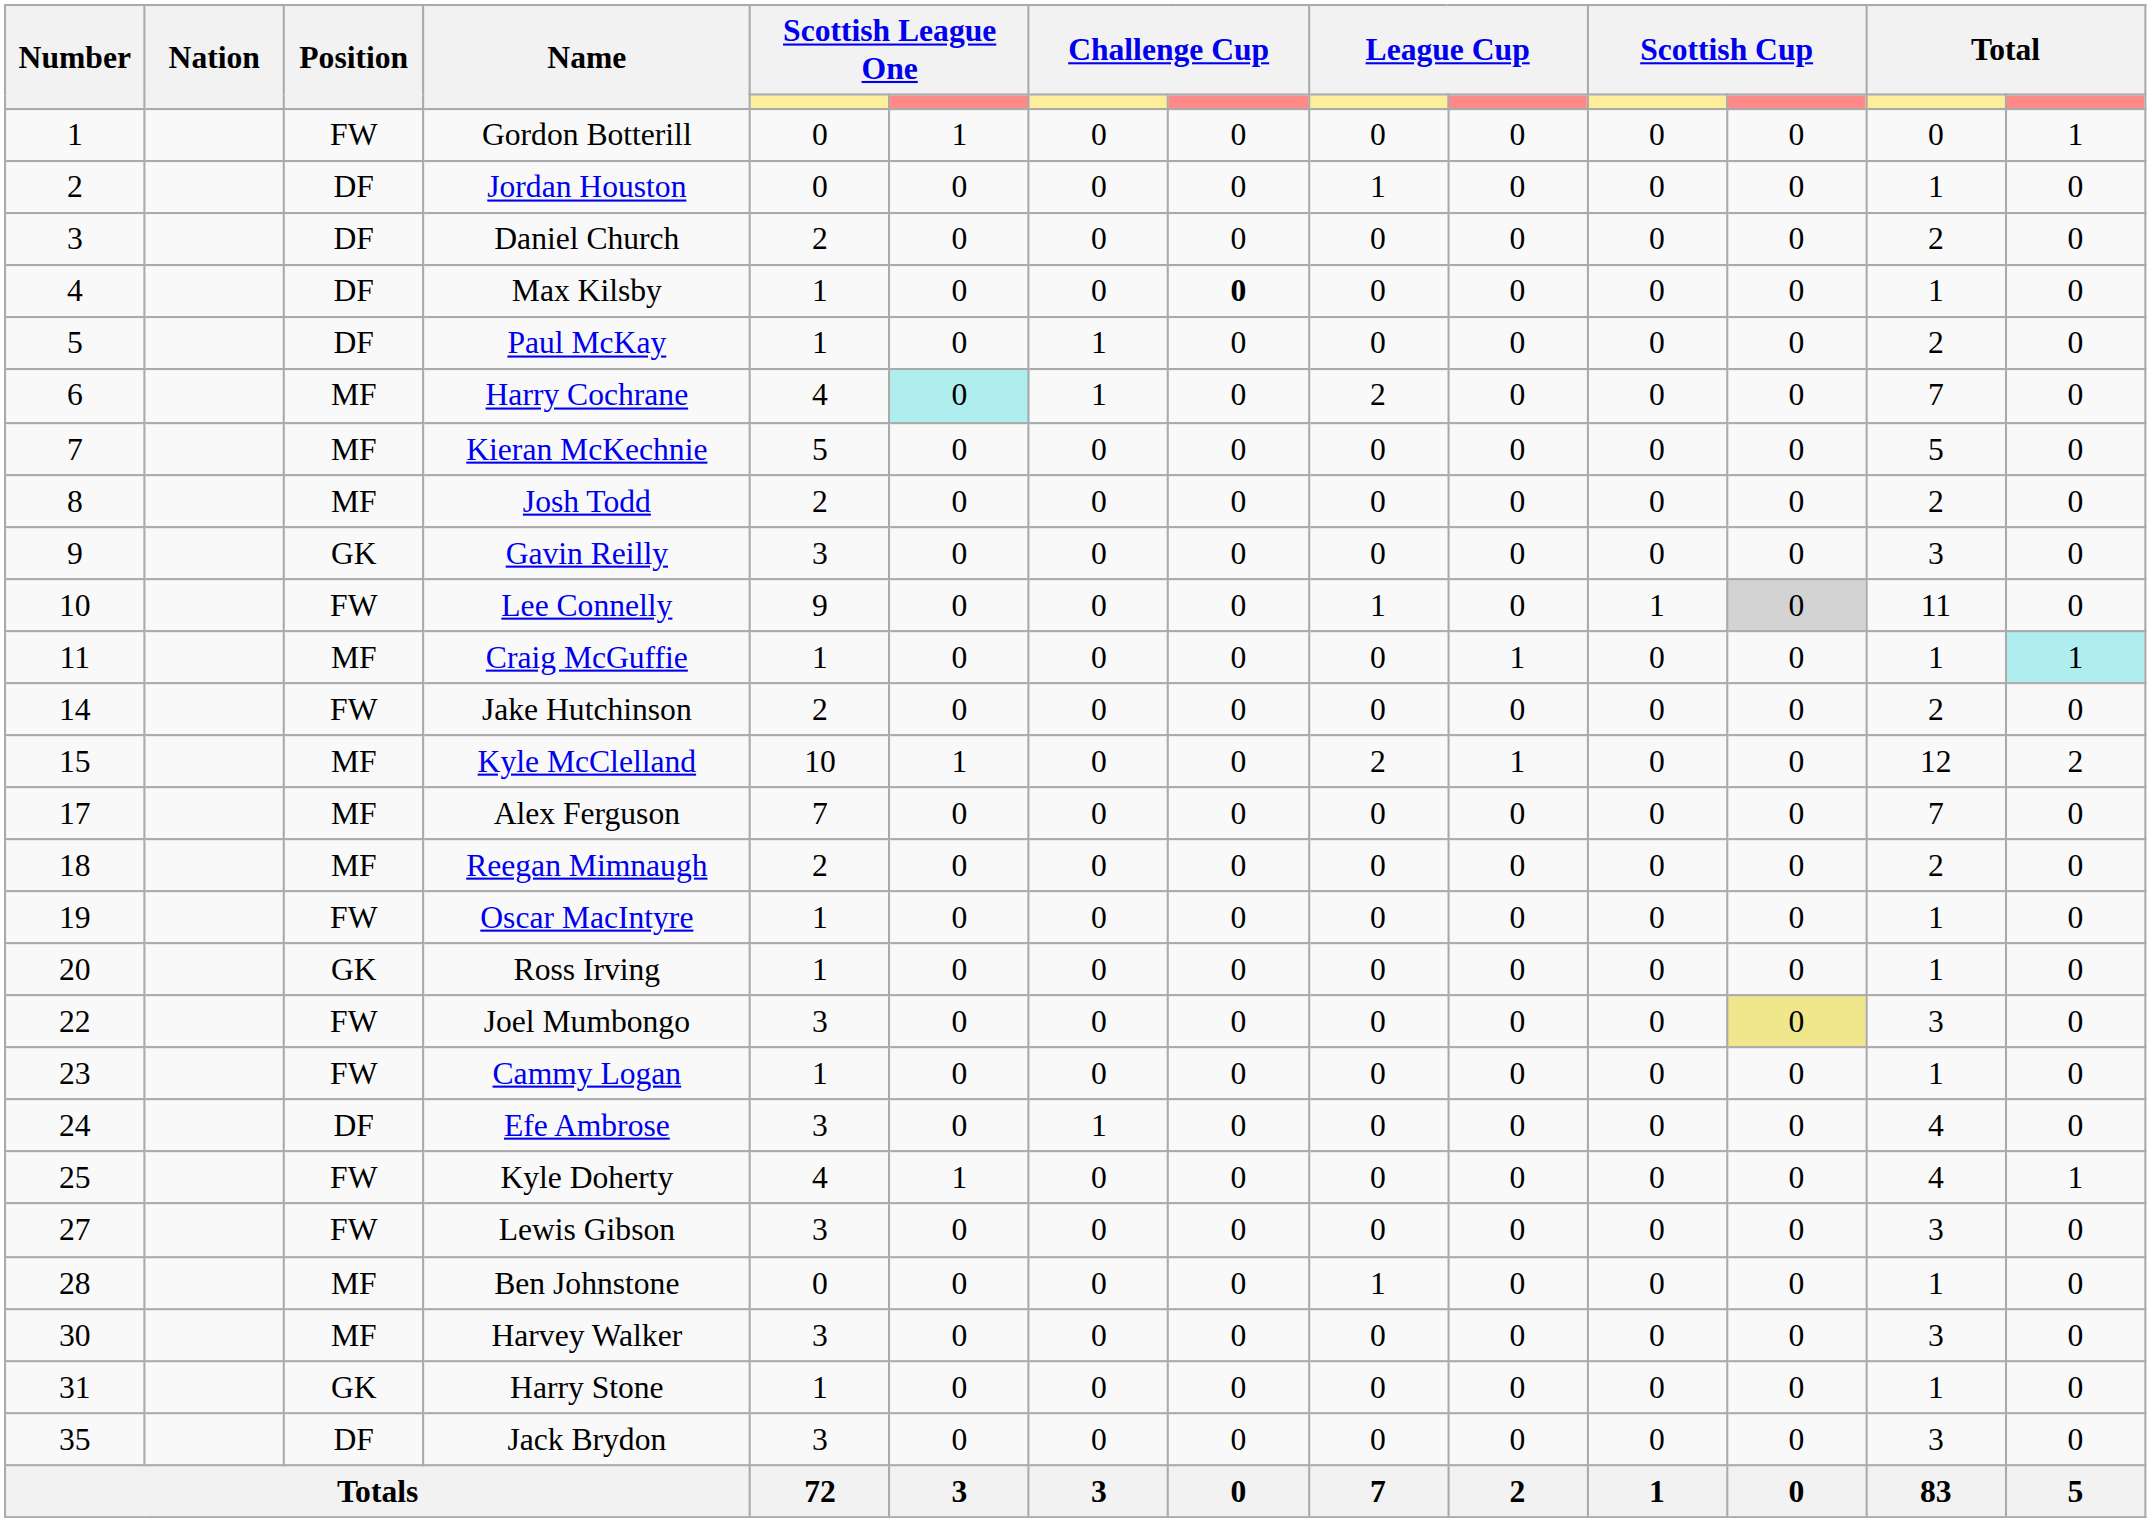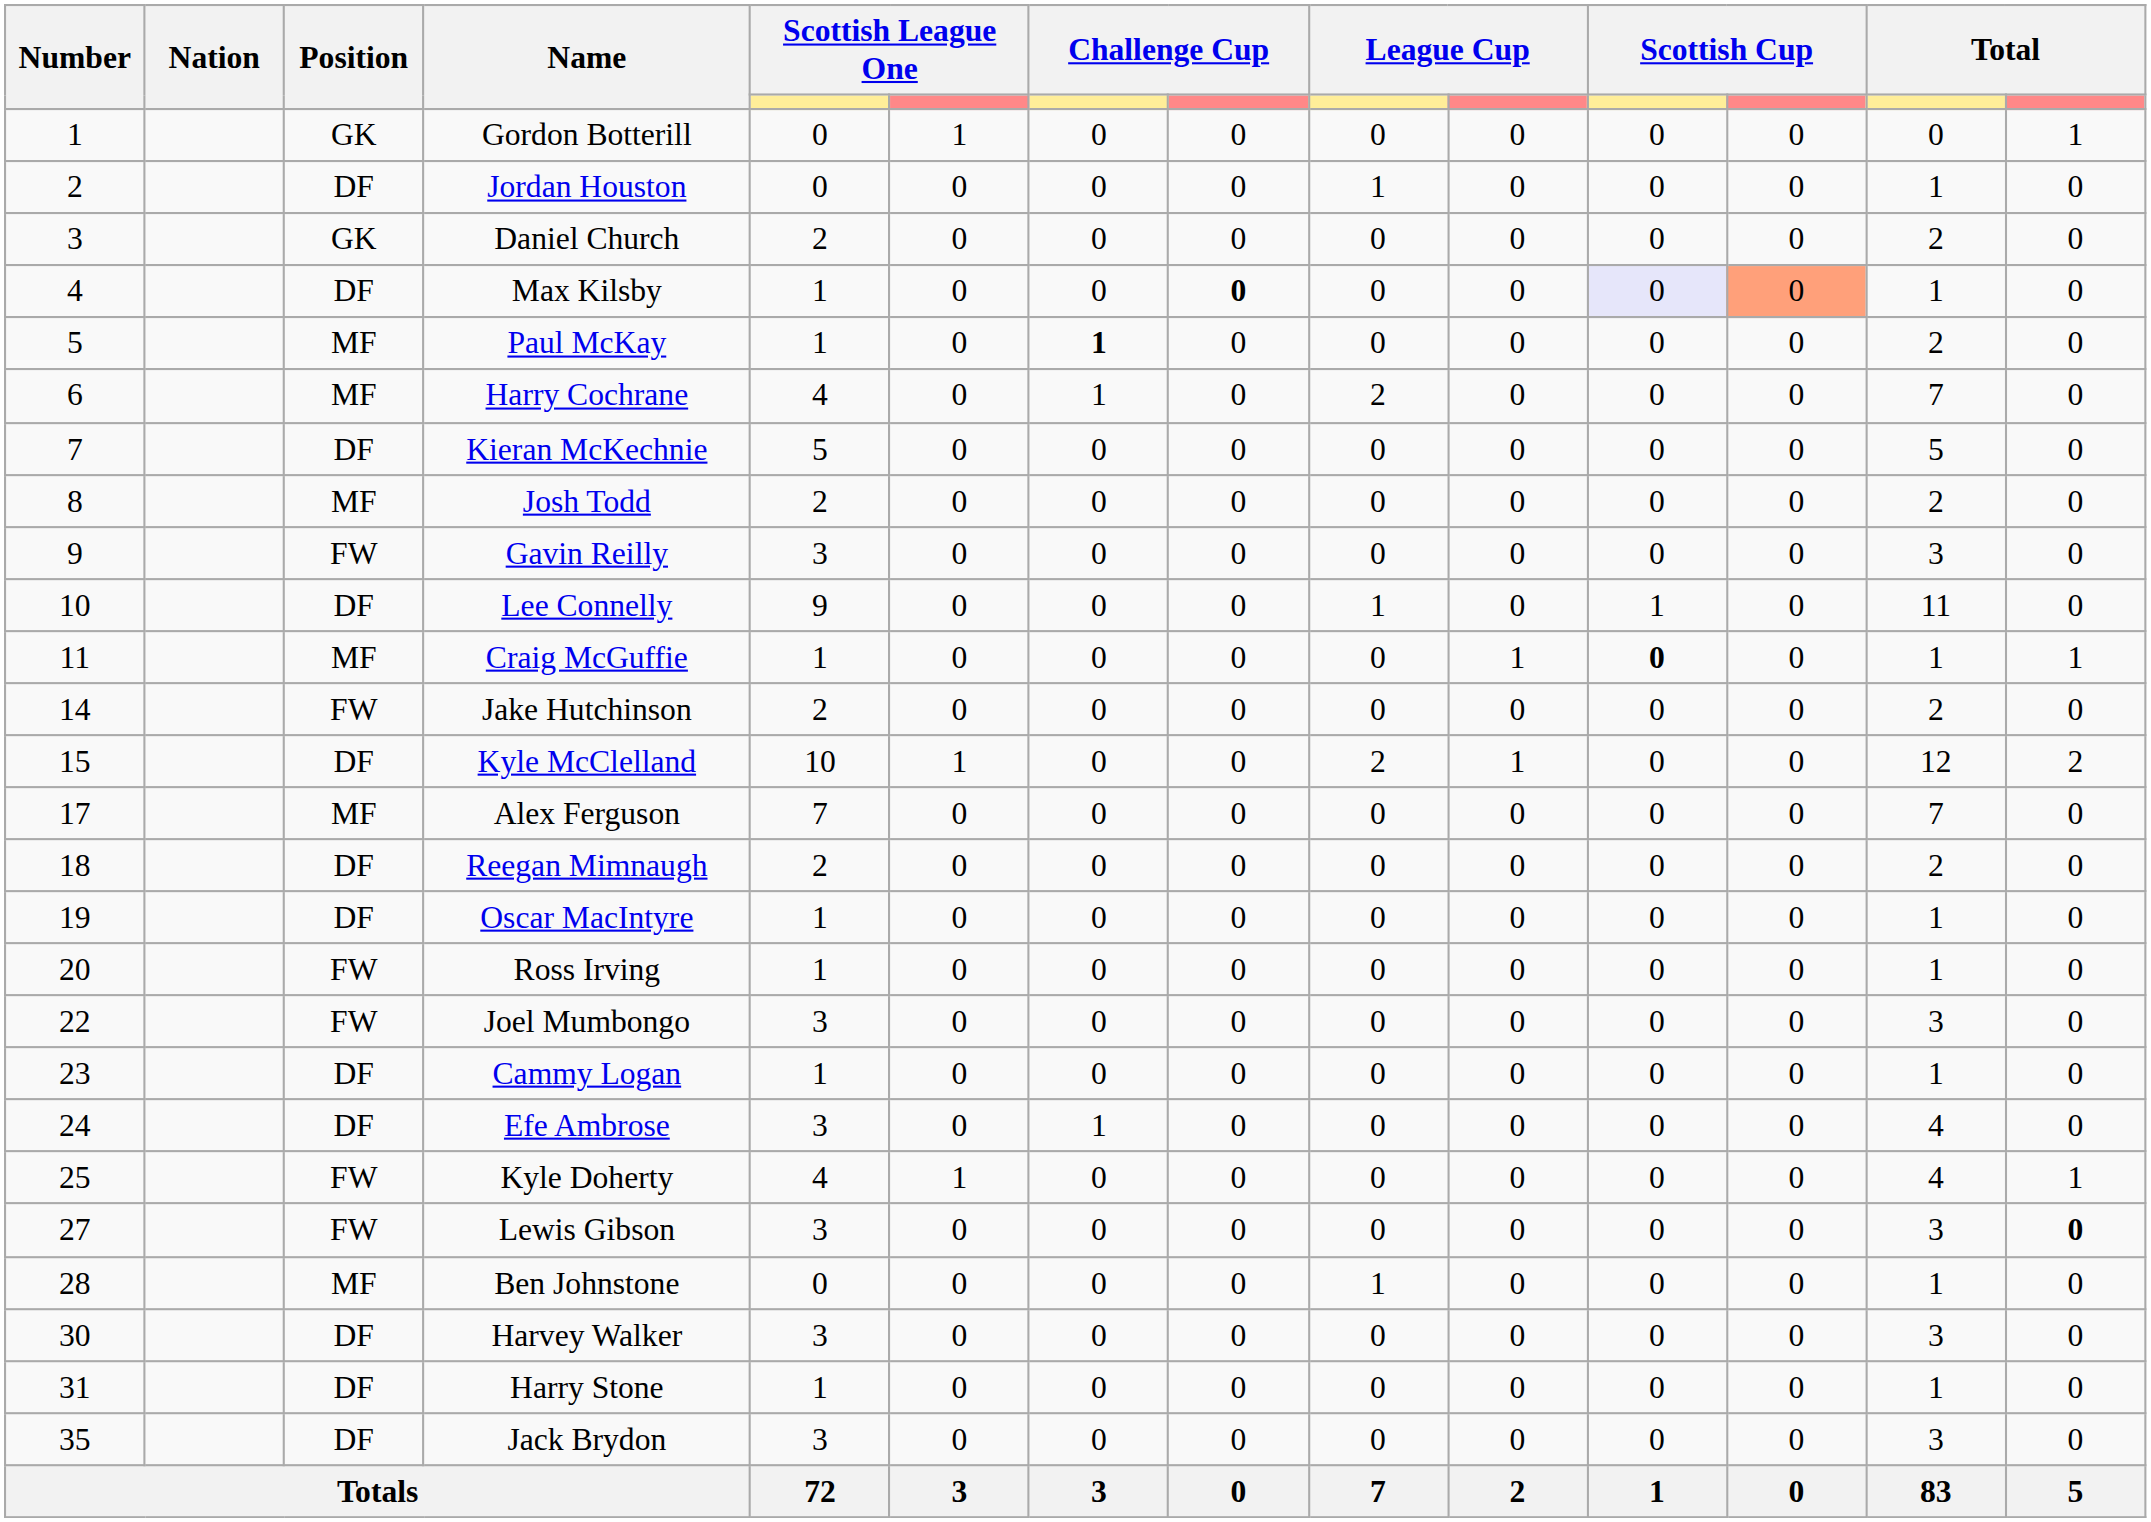(354, 135) FW -> (354, 135) GK
(354, 239) DF -> (354, 239) GK
(1657, 291) no background -> (1657, 291) lavender background
(1796, 291) no background -> (1796, 291) lightsalmon background
(354, 343) DF -> (354, 343) MF
(1099, 343) normal -> (1099, 343) bold
(959, 395) paleturquoise background -> (959, 395) no background
(354, 447) MF -> (354, 447) DF
(354, 552) GK -> (354, 552) FW
(354, 604) FW -> (354, 604) DF
(1796, 604) lightgrey background -> (1796, 604) no background
(1657, 656) normal -> (1657, 656) bold
(2075, 656) paleturquoise background -> (2075, 656) no background
(354, 760) MF -> (354, 760) DF
(354, 864) MF -> (354, 864) DF
(354, 916) FW -> (354, 916) DF
(354, 969) GK -> (354, 969) FW
(1796, 1021) khaki background -> (1796, 1021) no background
(354, 1073) FW -> (354, 1073) DF
(2075, 1229) normal -> (2075, 1229) bold
(354, 1334) MF -> (354, 1334) DF
(354, 1386) GK -> (354, 1386) DF
